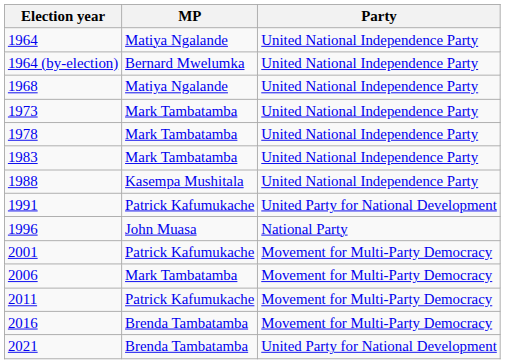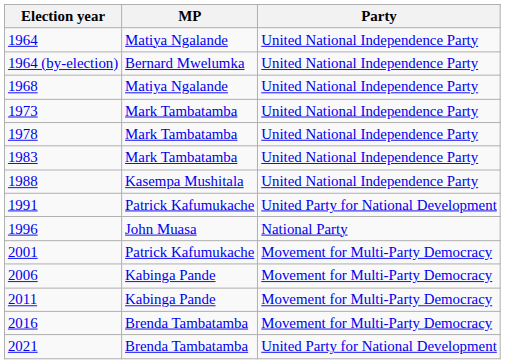(181, 275) Mark Tambatamba -> (170, 275) Kabinga Pande
(190, 299) Patrick Kafumukache -> (170, 299) Kabinga Pande
